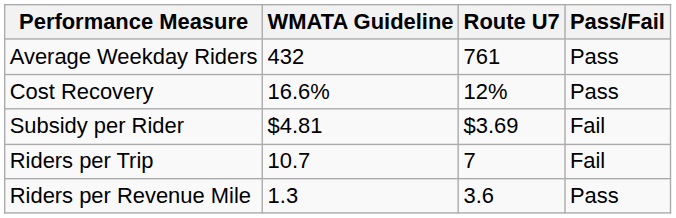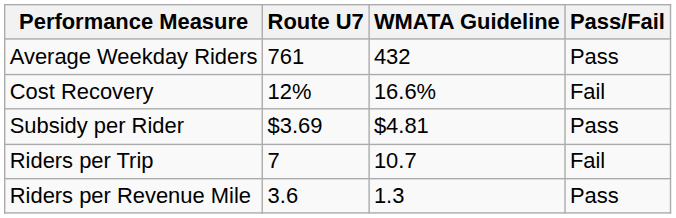columns swapped: (512, 21) <-> (361, 21)
(594, 91) Pass -> (588, 91) Fail
(588, 126) Fail -> (594, 126) Pass
